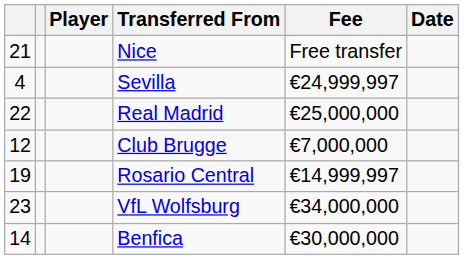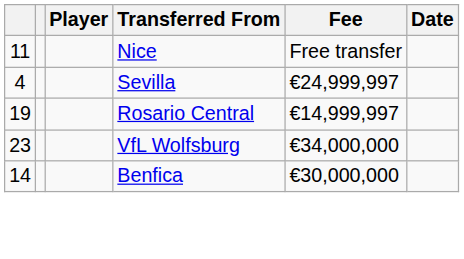(20, 51) 21 -> (20, 51) 11
- row: (170, 113)
- row: (172, 144)
